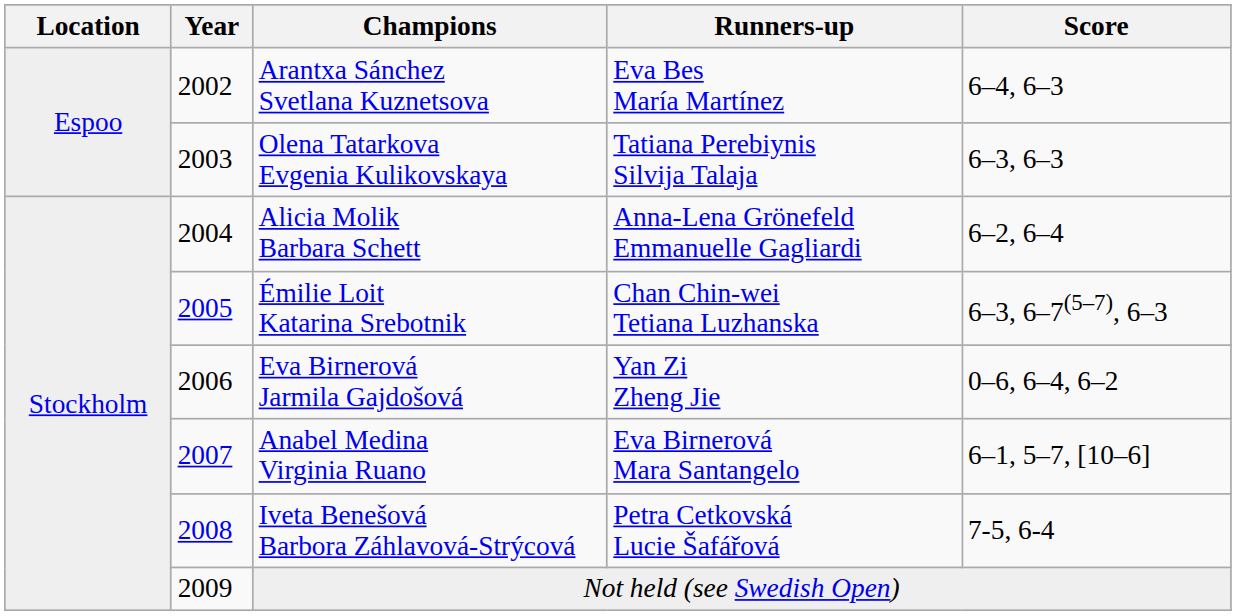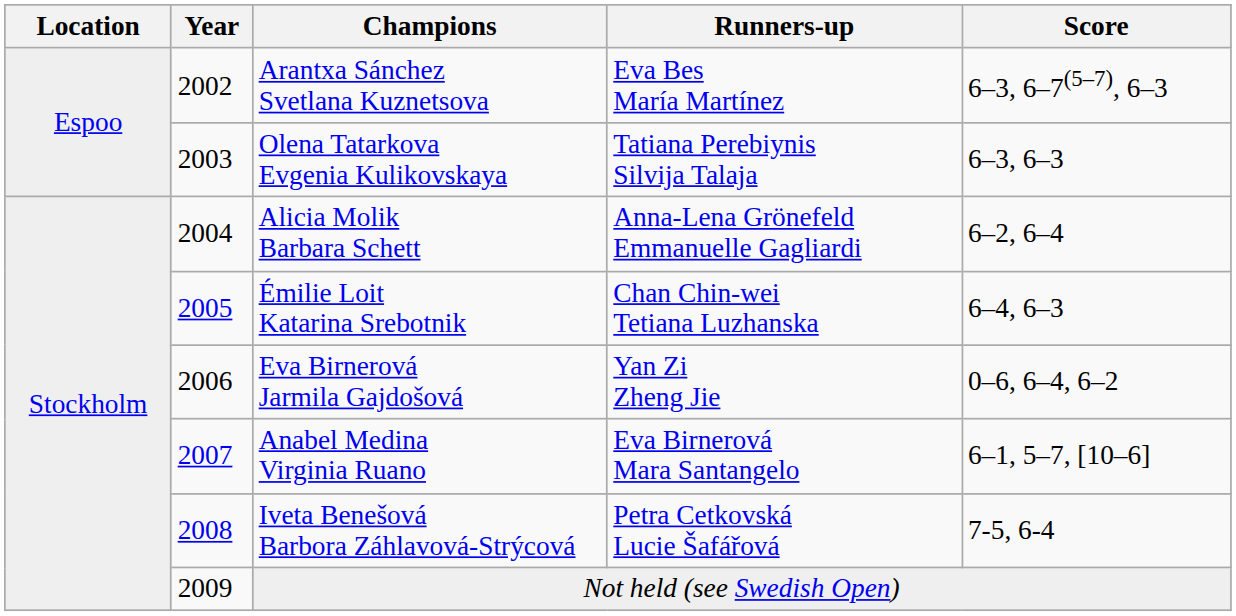(1016, 84) 6–4, 6–3 -> (1068, 84) 6–3, 6–7(5–7), 6–3
(1068, 307) 6–3, 6–7(5–7), 6–3 -> (1016, 307) 6–4, 6–3
